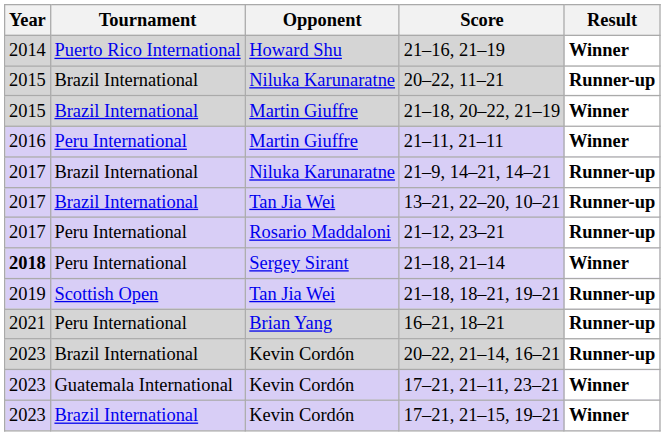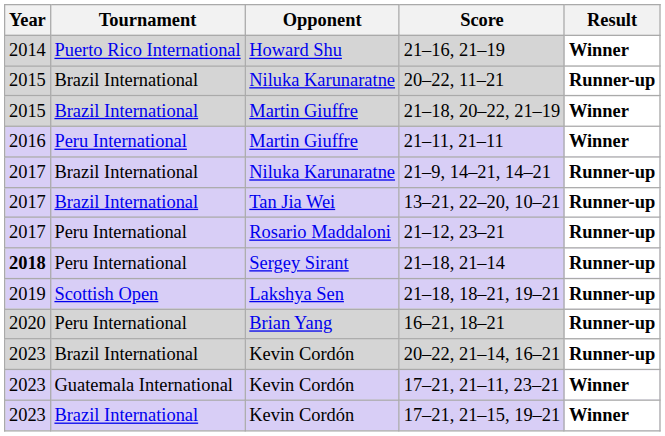(599, 263) Winner -> (612, 263) Runner-up
(292, 293) Tan Jia Wei -> (297, 293) Lakshya Sen
(27, 324) 2021 -> (27, 324) 2020
